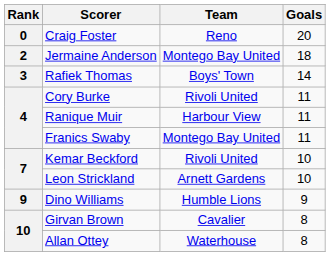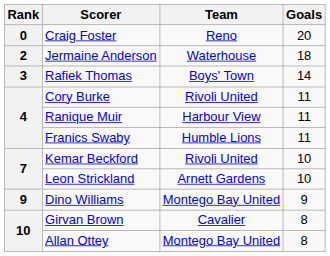(221, 55) Montego Bay United -> (221, 55) Waterhouse
(221, 138) Montego Bay United -> (221, 138) Humble Lions
(221, 199) Humble Lions -> (221, 199) Montego Bay United
(221, 240) Waterhouse -> (221, 240) Montego Bay United
